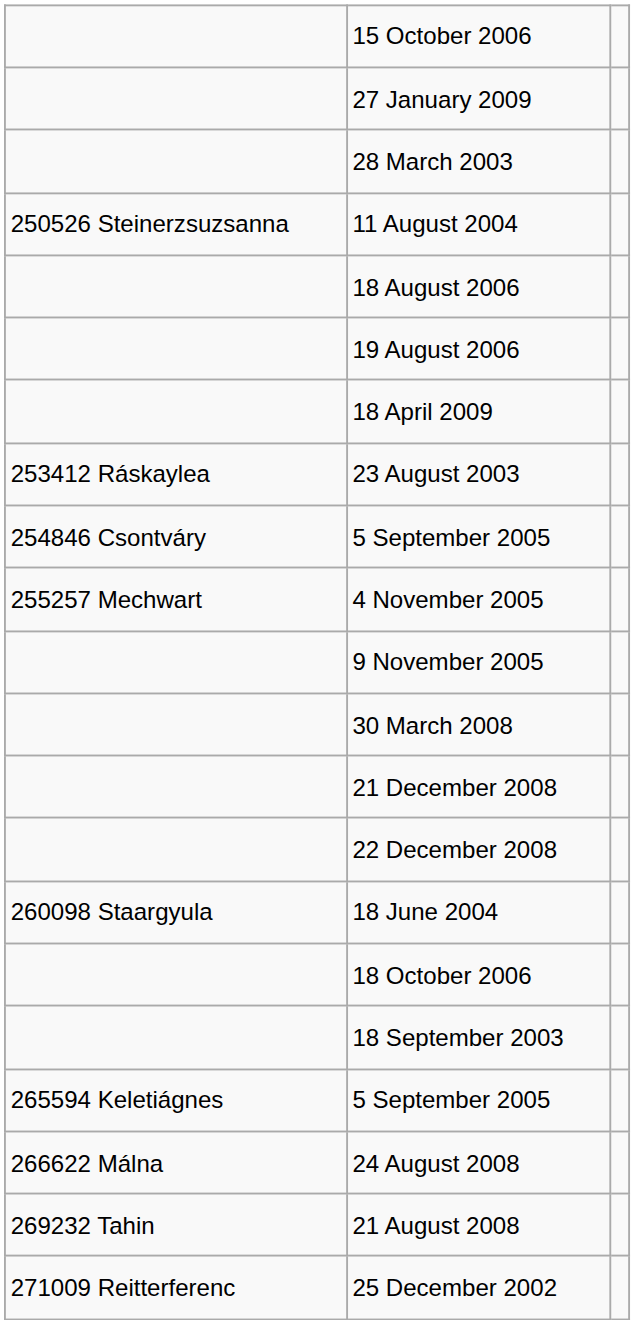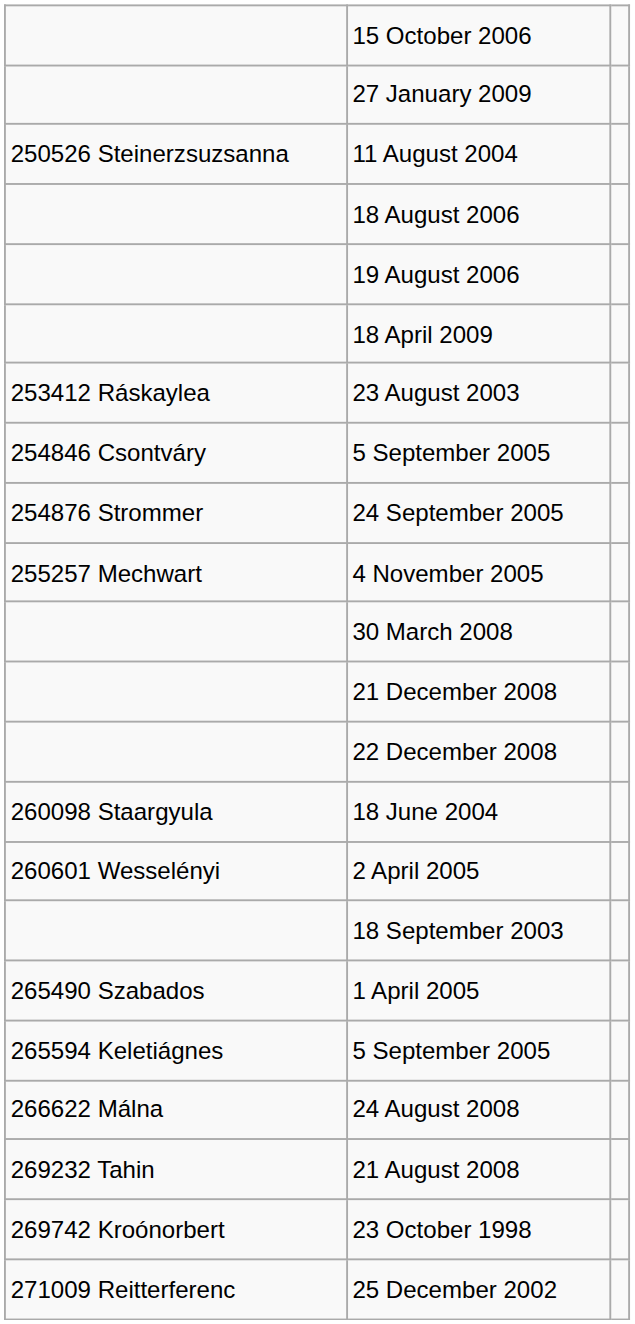- row: (176, 161)
+ row: (107, 513)
- row: (176, 662)
+ row: (115, 871)
- row: (176, 975)
+ row: (108, 990)
+ row: (118, 1229)
